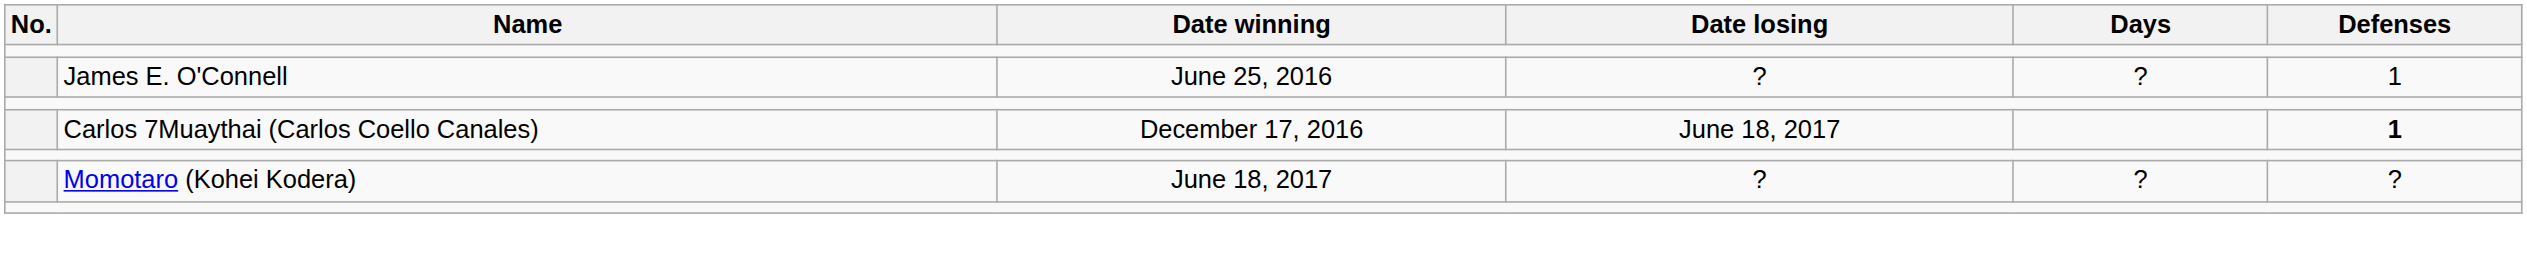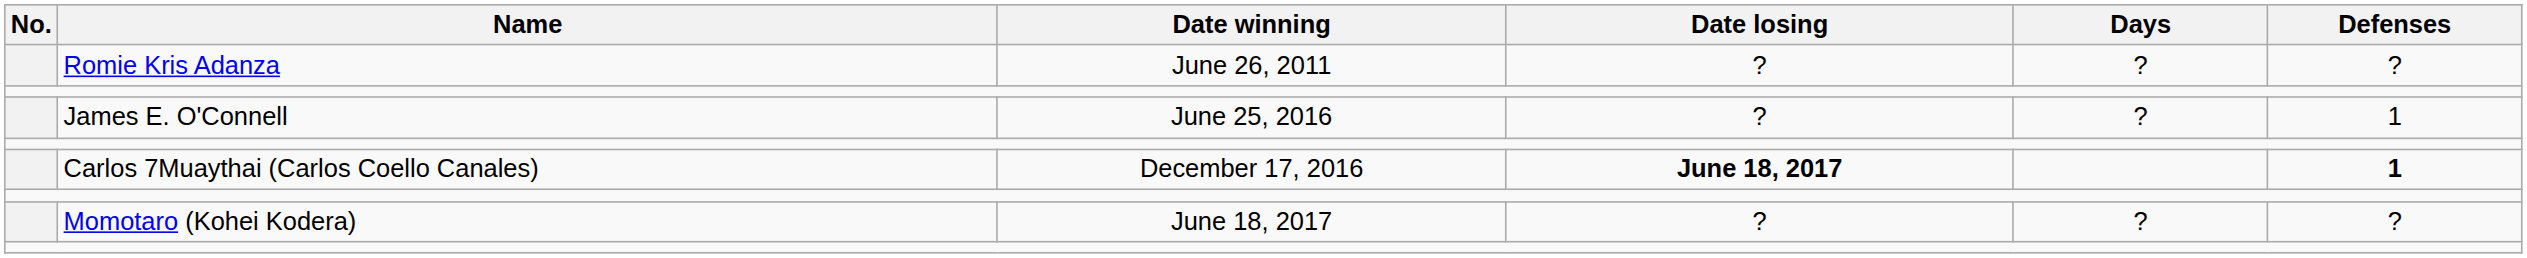+ row: (172, 65)
(1760, 128) normal -> (1760, 169) bold
